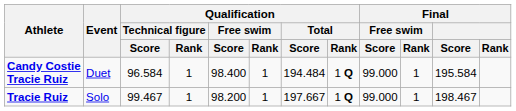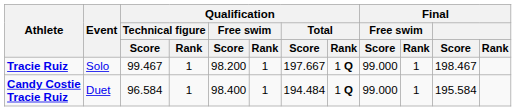rows swapped: (37, 97) <-> (44, 73)
